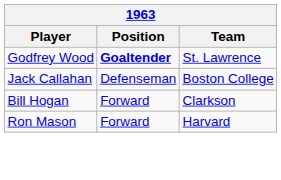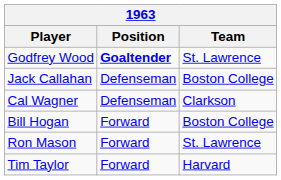+ row: (43, 100)
(209, 100) Clarkson -> (228, 121) Boston College
(206, 121) Harvard -> (222, 143) St. Lawrence
+ row: (38, 164)
